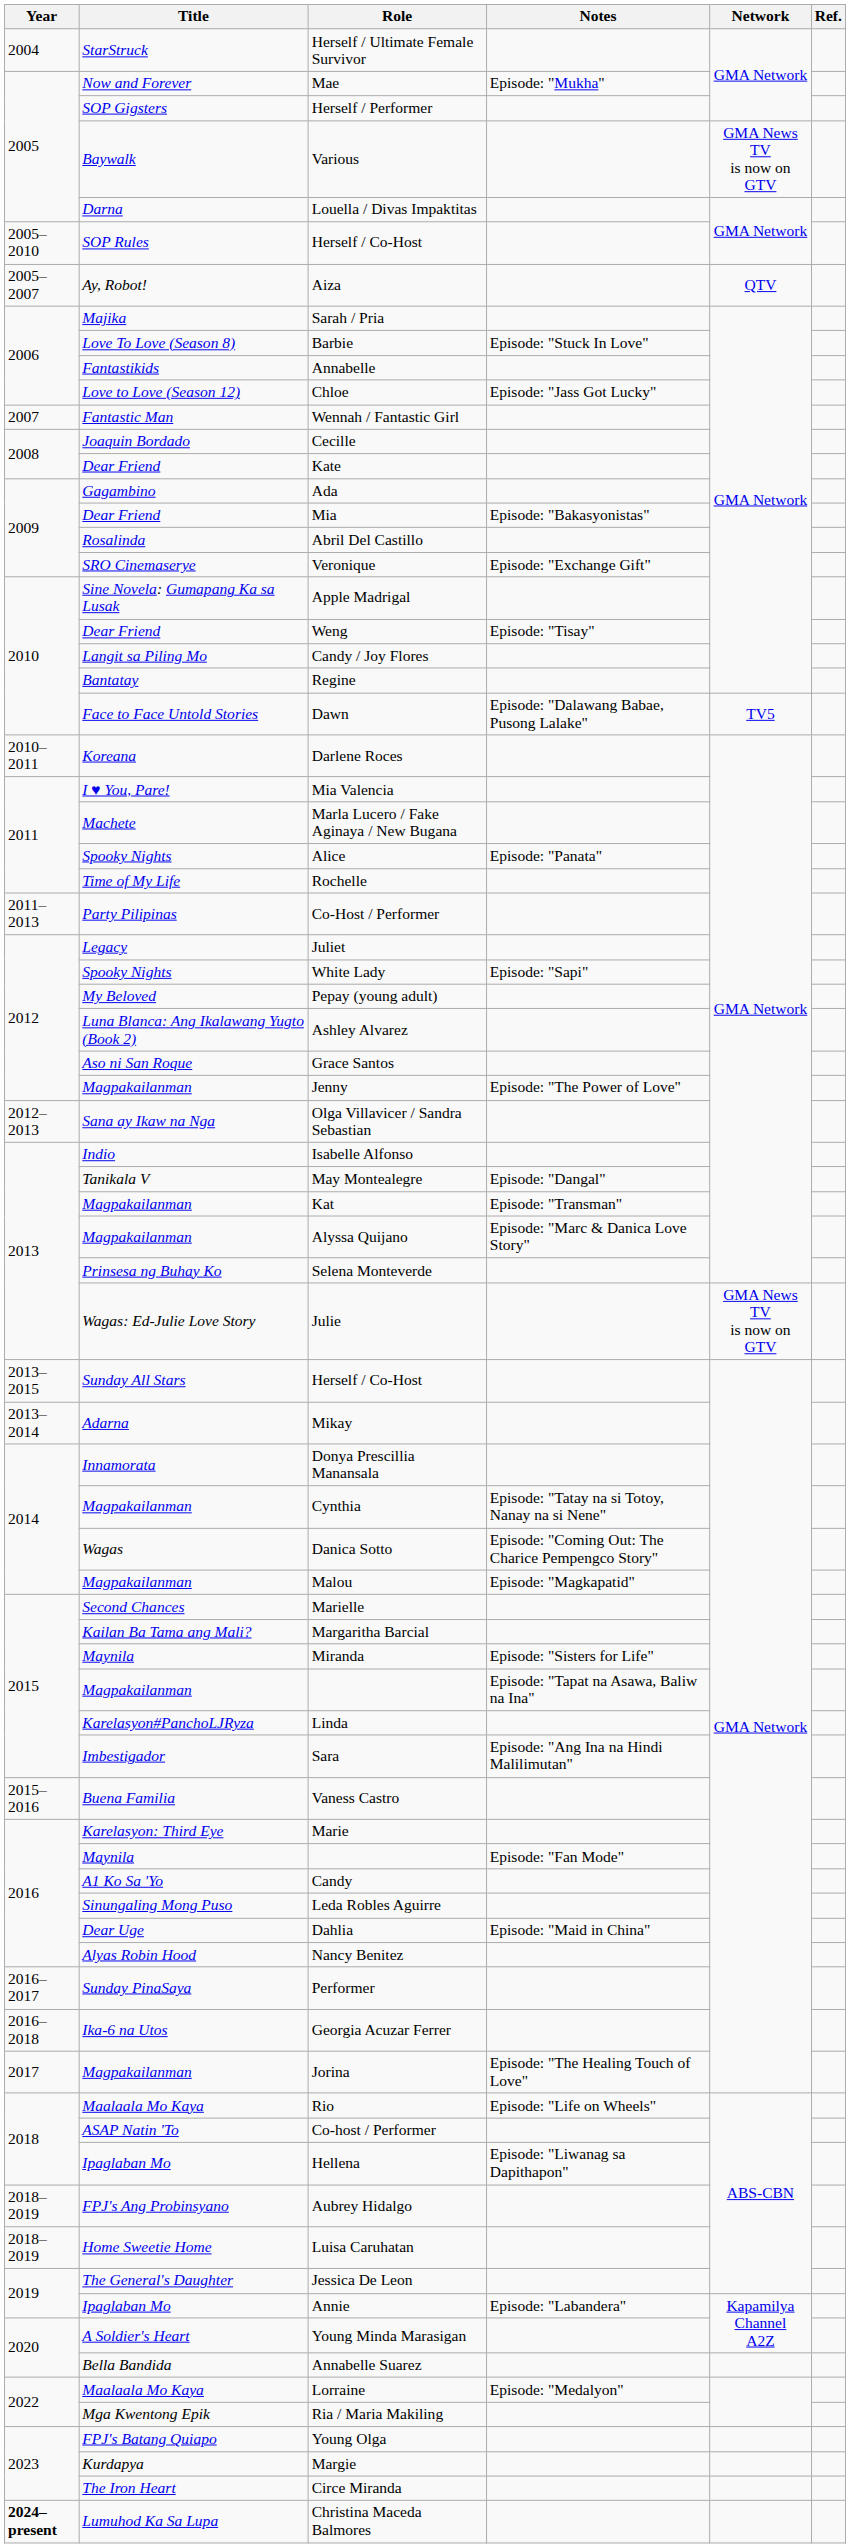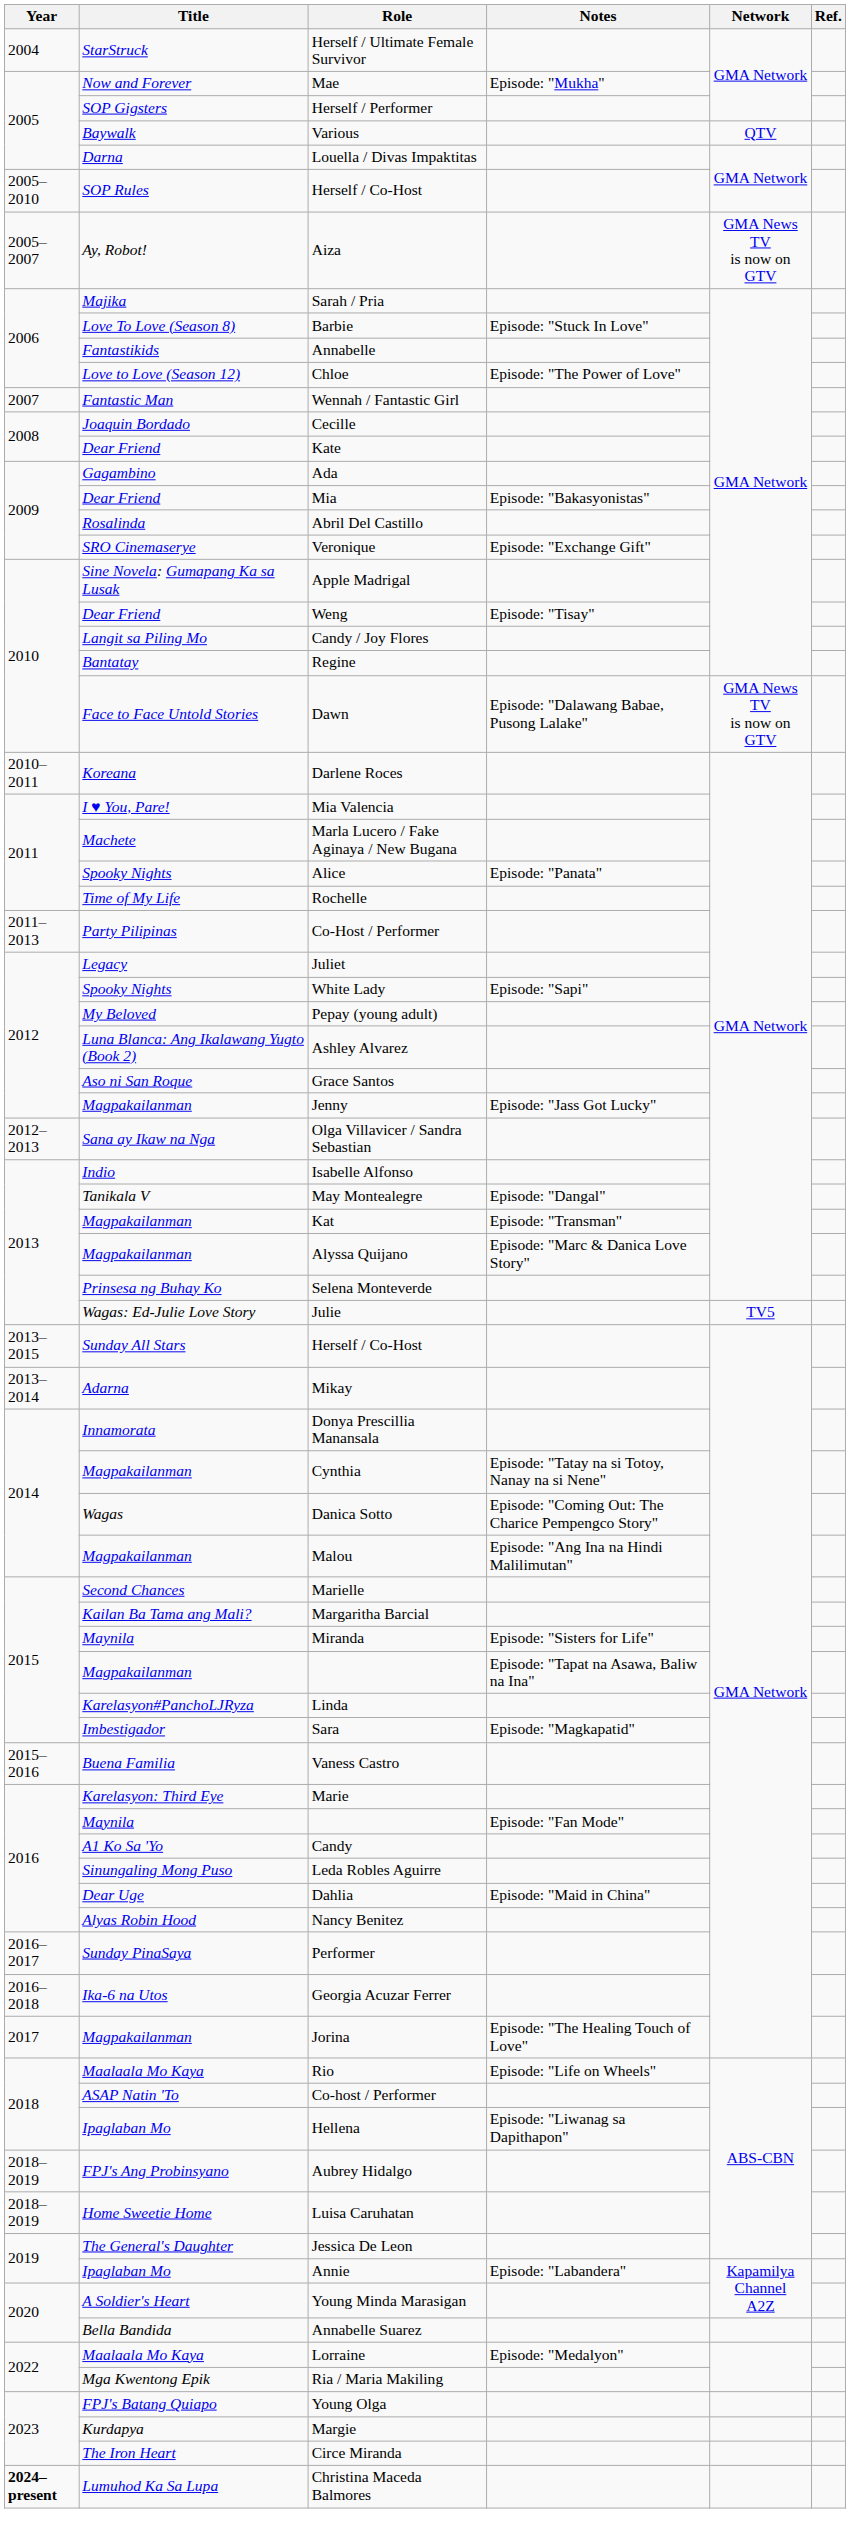(760, 158) GMA News TV is now on GTV -> (760, 132) QTV
(760, 285) QTV -> (760, 250) GMA News TV is now on GTV
(573, 392) Episode: "Jass Got Lucky" -> (585, 374) Episode: "The Power of Love"
(760, 713) TV5 -> (760, 713) GMA News TV is now on GTV
(585, 1087) Episode: "The Power of Love" -> (573, 1105) Episode: "Jass Got Lucky"
(760, 1321) GMA News TV is now on GTV -> (760, 1312) TV5
(562, 1582) Episode: "Magkapatid" -> (576, 1556) Episode: "Ang Ina na Hindi Malilimutan"
(576, 1756) Episode: "Ang Ina na Hindi Malilimutan" -> (562, 1730) Episode: "Magkapatid"
